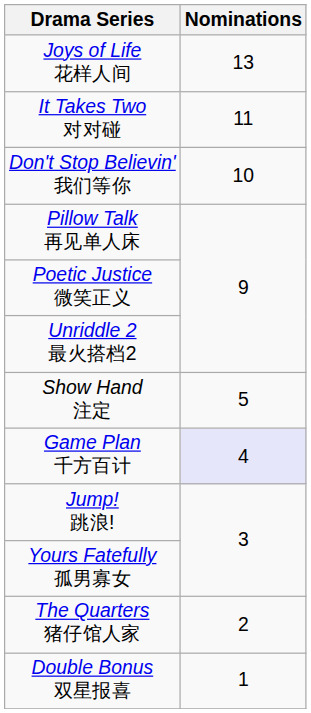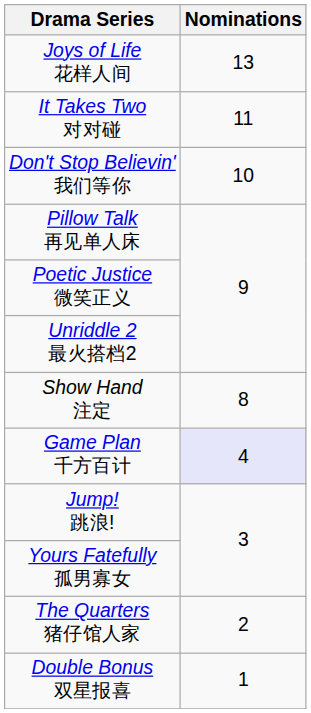(243, 399) 5 -> (243, 399) 8
